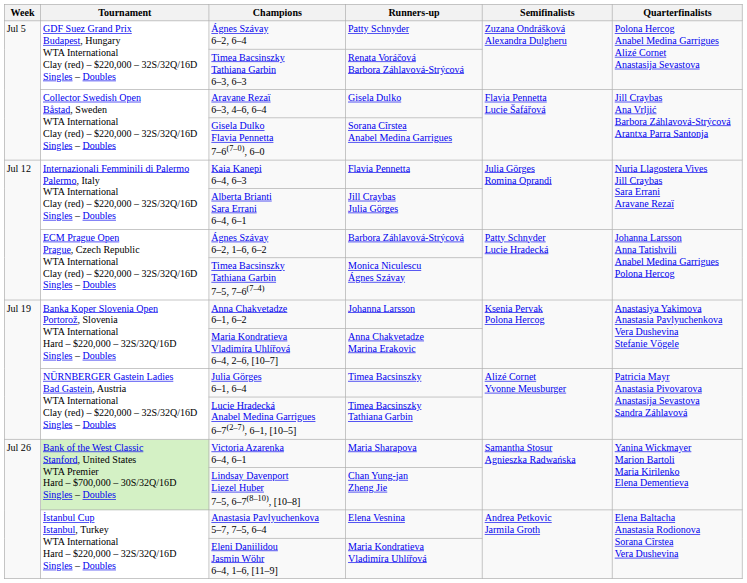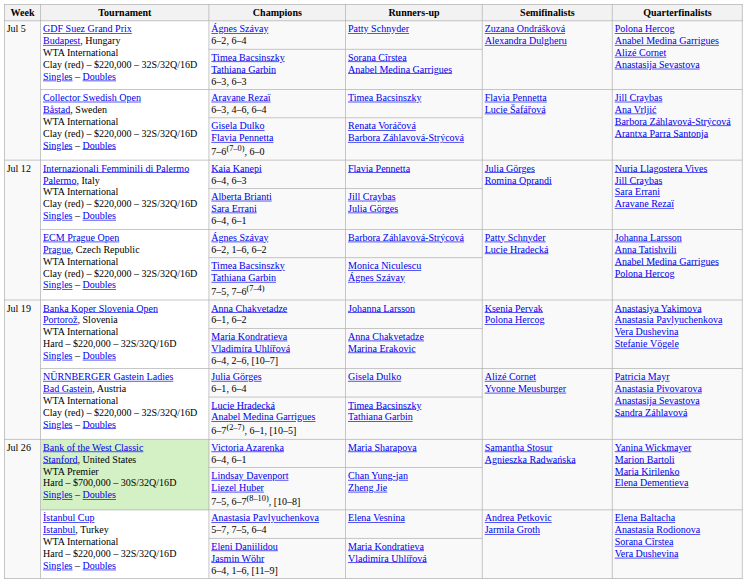(406, 63) Renata Voráčová Barbora Záhlavová-Strýcová -> (400, 63) Sorana Cîrstea Anabel Medina Garrigues
(375, 98) Gisela Dulko -> (385, 98) Timea Bacsinszky
(400, 132) Sorana Cîrstea Anabel Medina Garrigues -> (406, 132) Renata Voráčová Barbora Záhlavová-Strýcová
(385, 377) Timea Bacsinszky -> (375, 377) Gisela Dulko
